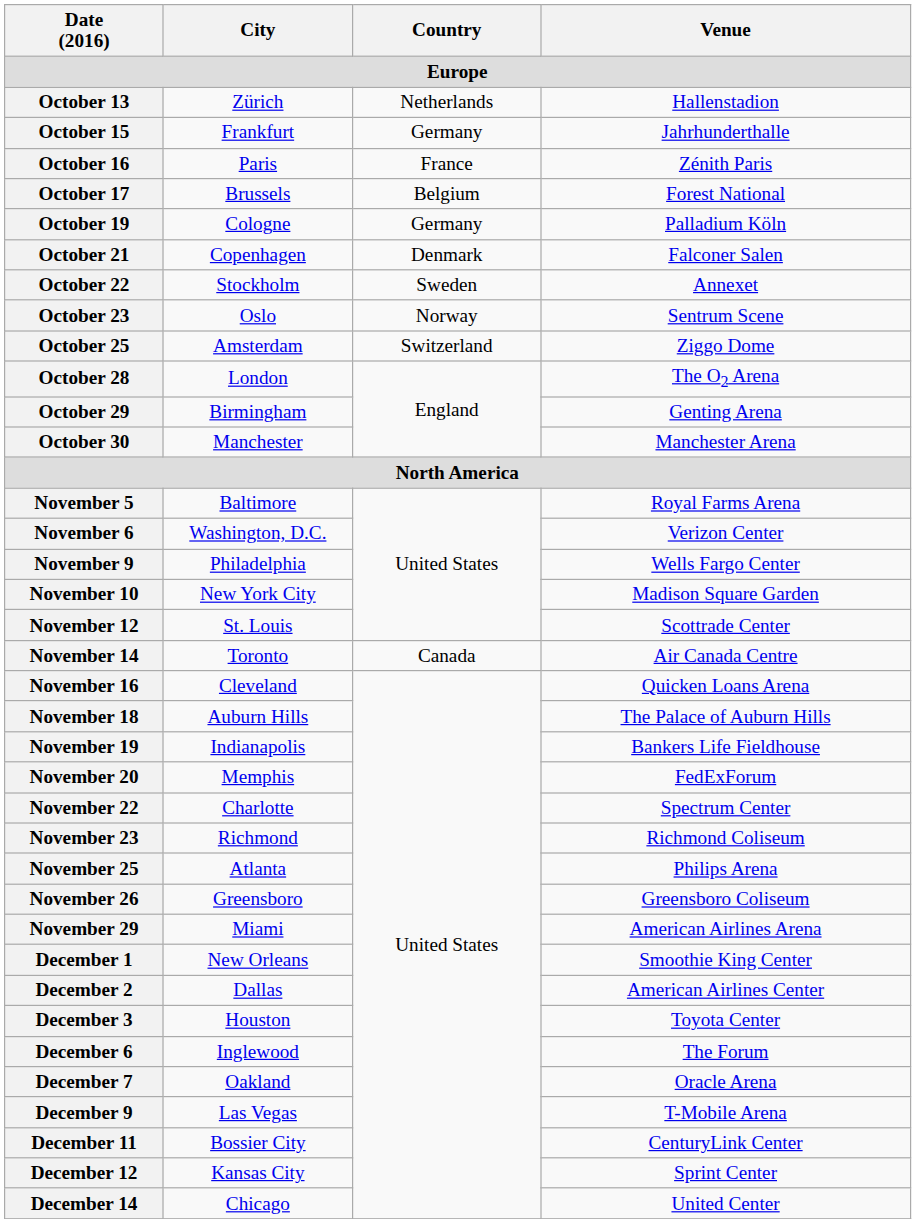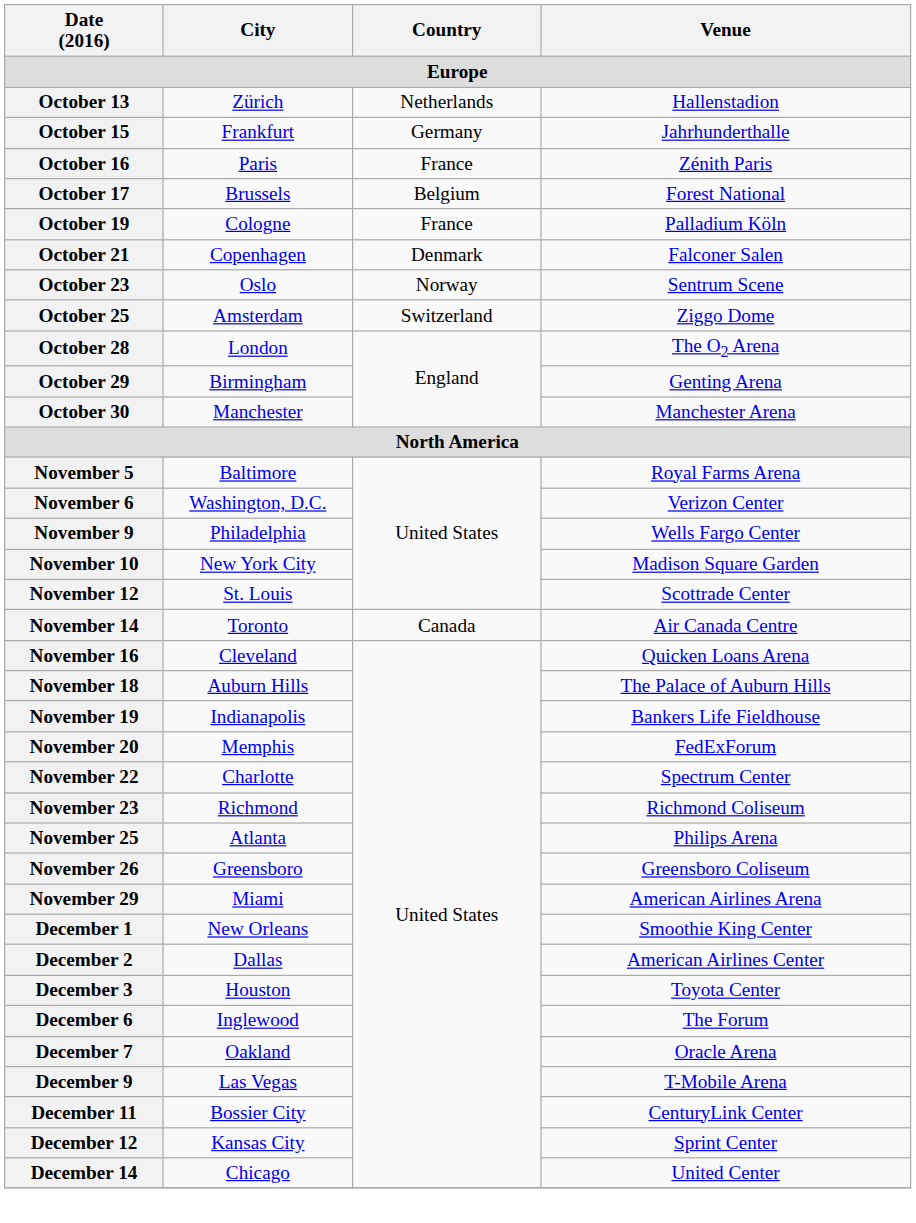(447, 224) Germany -> (447, 224) France
- row: (84, 284)
